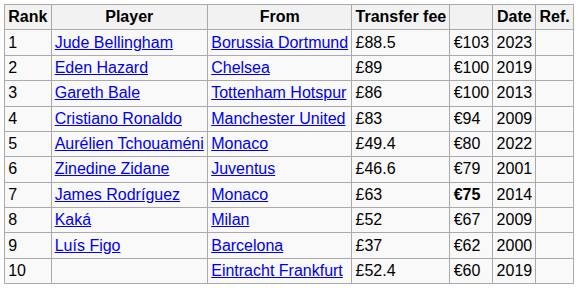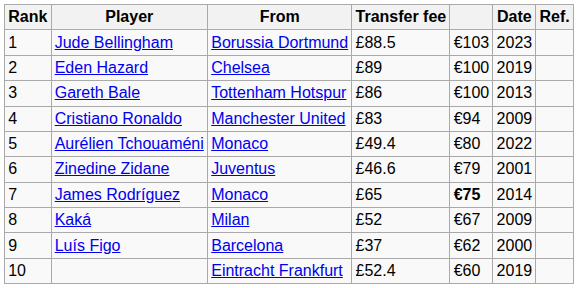(369, 194) £63 -> (369, 194) £65
